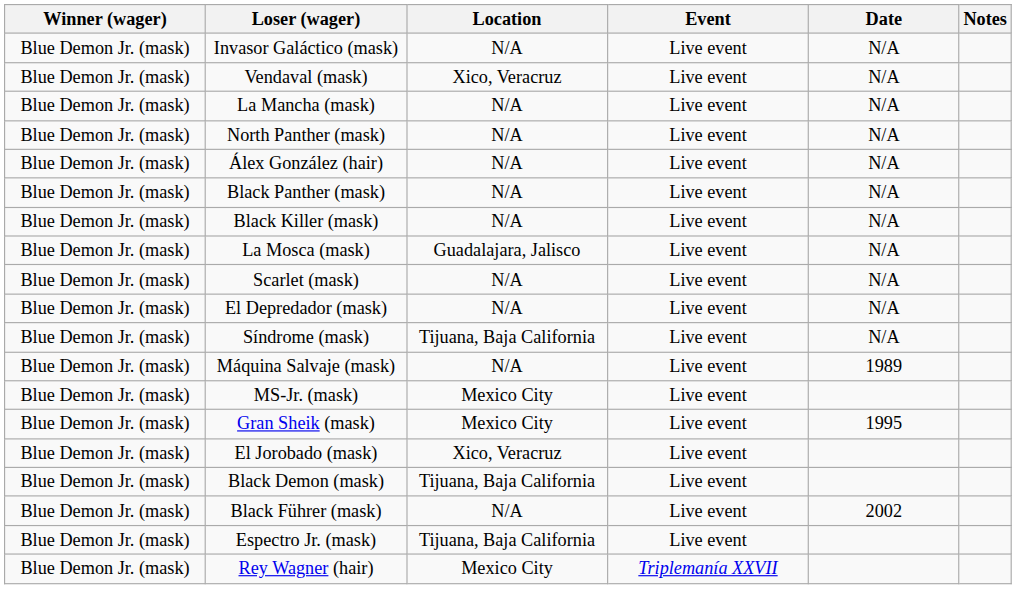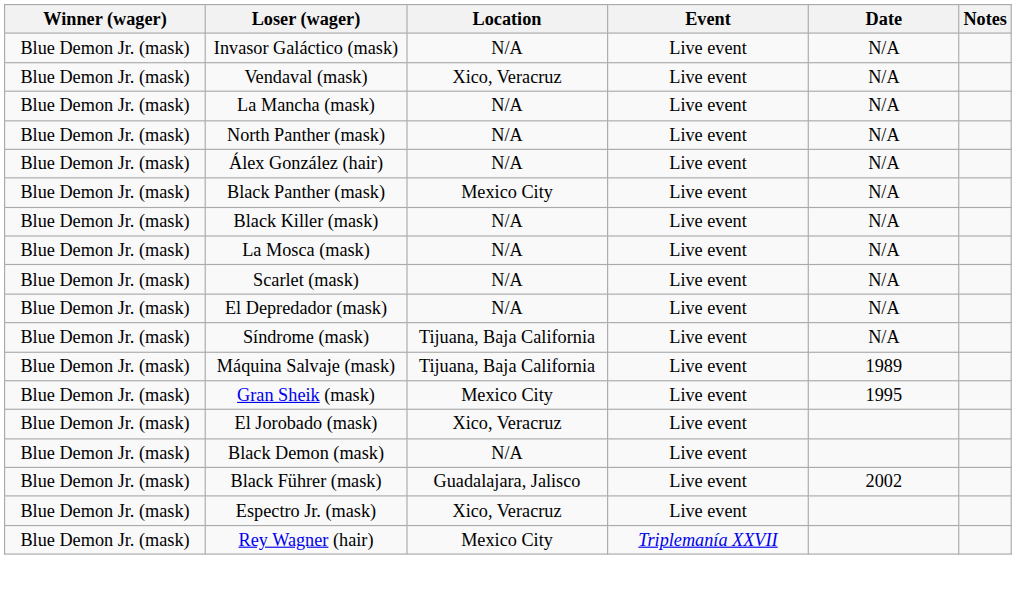(507, 192) N/A -> (507, 192) Mexico City
(507, 250) Guadalajara, Jalisco -> (507, 250) N/A
(507, 366) N/A -> (507, 366) Tijuana, Baja California
- row: (306, 395)
(507, 481) Tijuana, Baja California -> (507, 452) N/A
(507, 510) N/A -> (507, 481) Guadalajara, Jalisco
(507, 539) Tijuana, Baja California -> (507, 510) Xico, Veracruz
